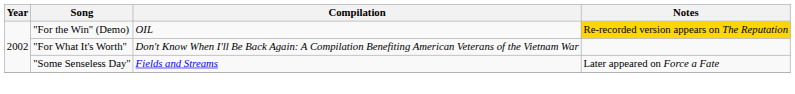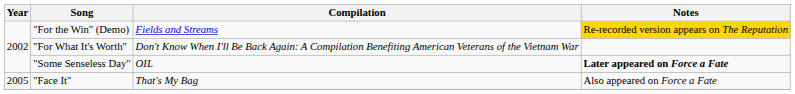(144, 30) OIL -> (177, 30) Fields and Streams
(177, 64) Fields and Streams -> (144, 64) OIL
(651, 64) normal -> (656, 64) bold
+ row: (52, 81)
